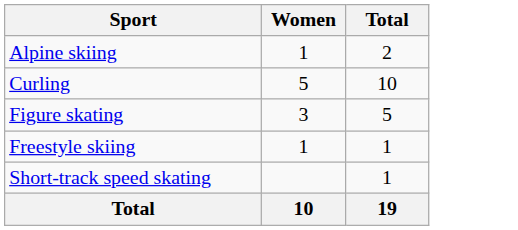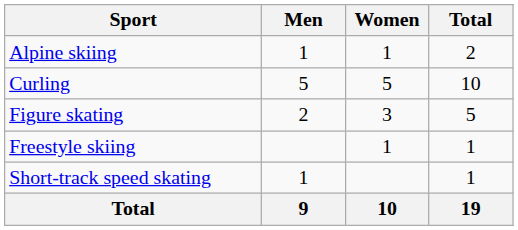+ column: (304, 20)
